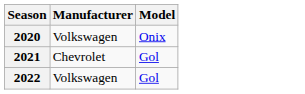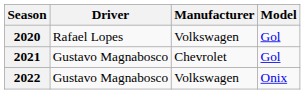+ column: (110, 15)
(152, 36) Onix -> (271, 36) Gol
(149, 78) Gol -> (274, 78) Onix
